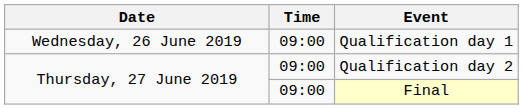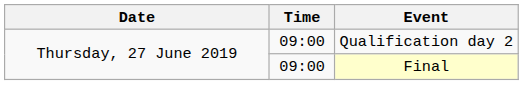- row: (426, 42)
